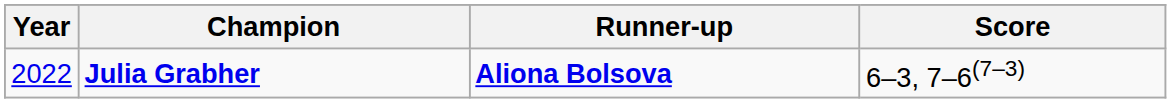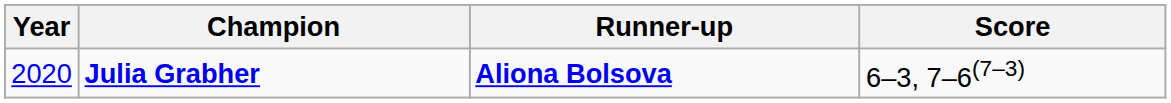(42, 73) 2022 -> (42, 73) 2020
